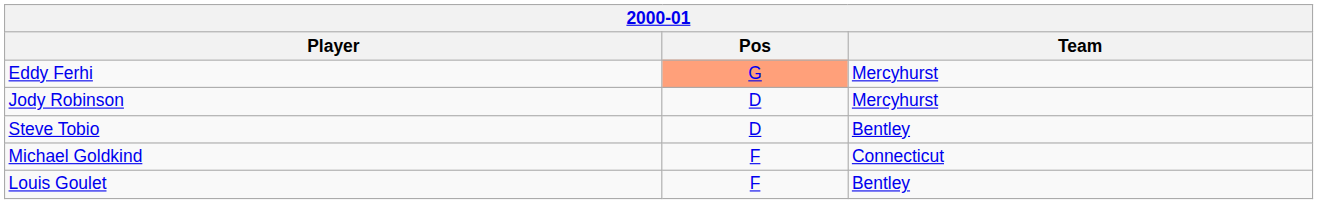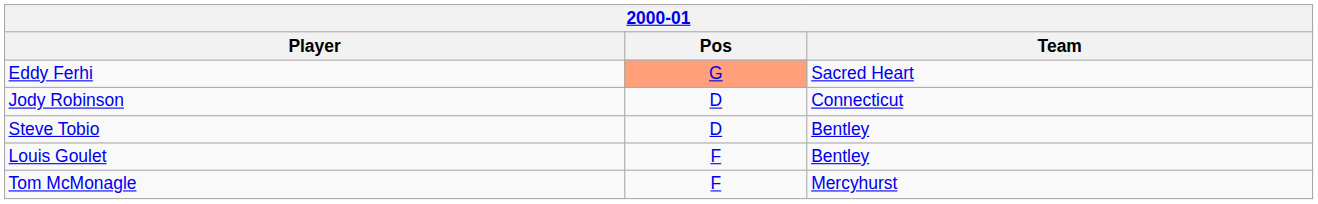(895, 73) Mercyhurst -> (863, 73) Sacred Heart
(895, 101) Mercyhurst -> (857, 101) Connecticut
- row: (75, 156)
+ row: (73, 184)
